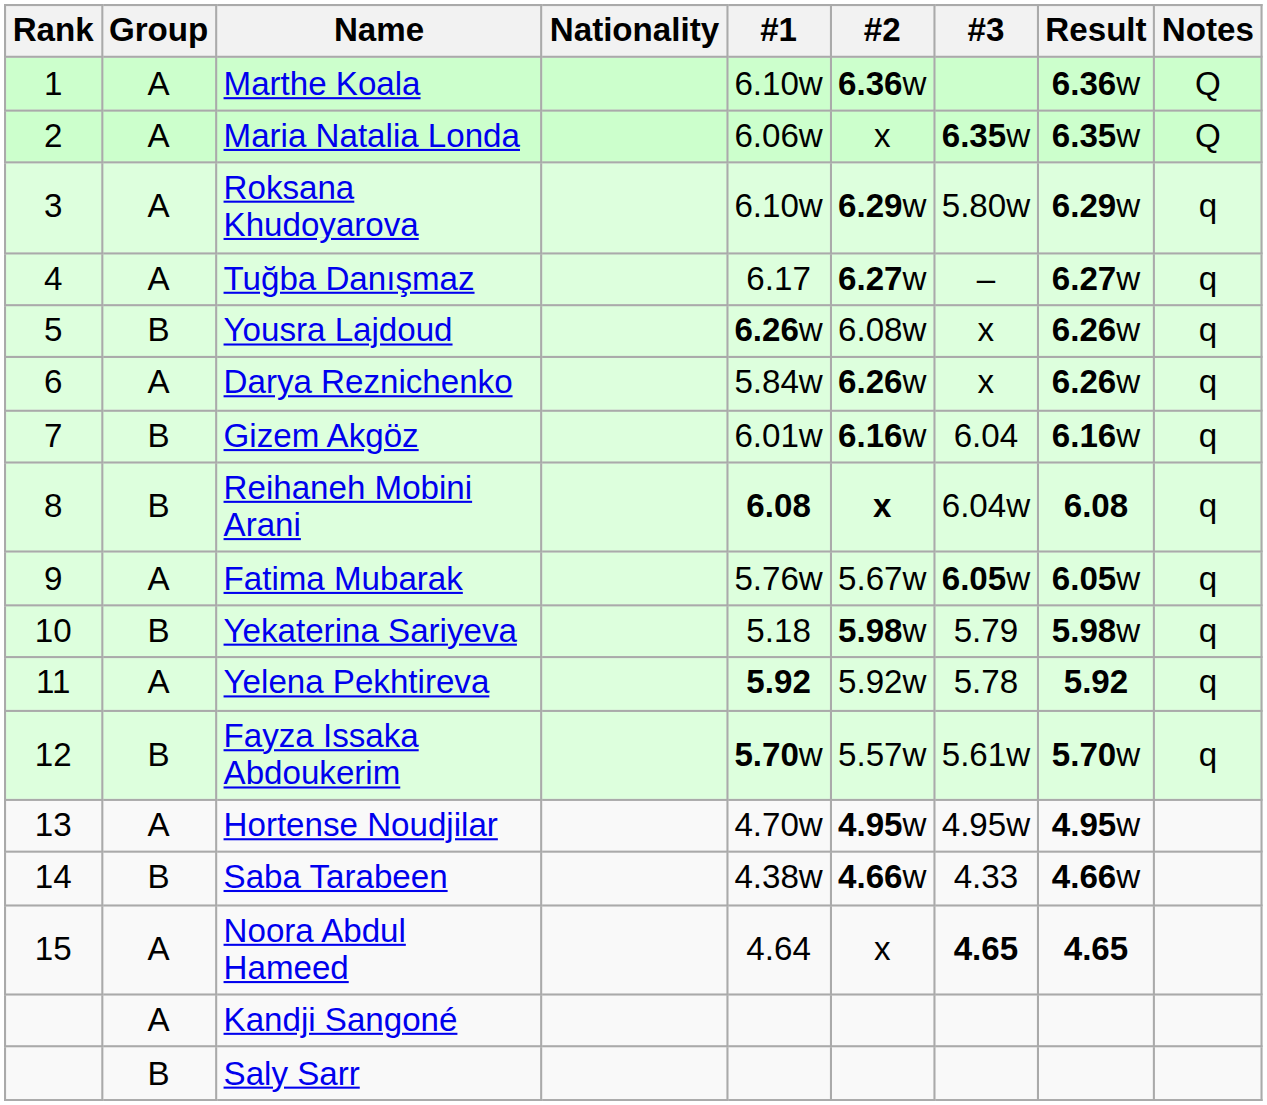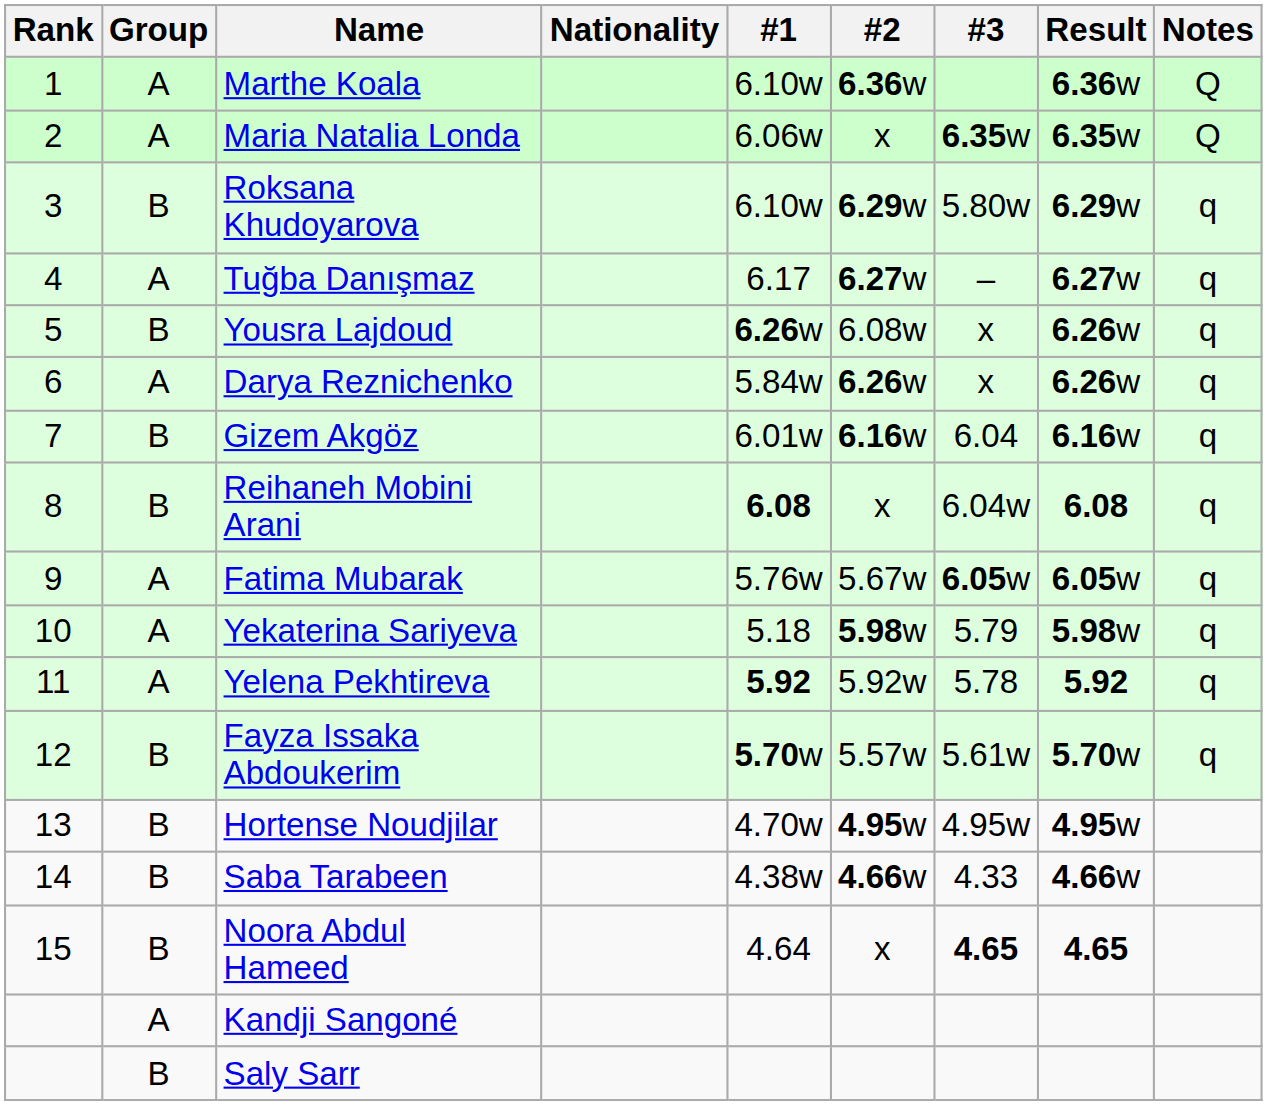(159, 206) A -> (159, 206) B
(882, 506) bold -> (882, 506) normal
(159, 630) B -> (159, 630) A
(159, 825) A -> (159, 825) B
(159, 949) A -> (159, 949) B
